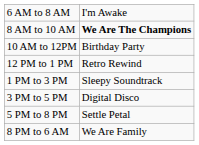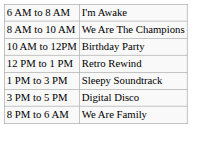(136, 30) bold -> (133, 30) normal
- row: (37, 115)
